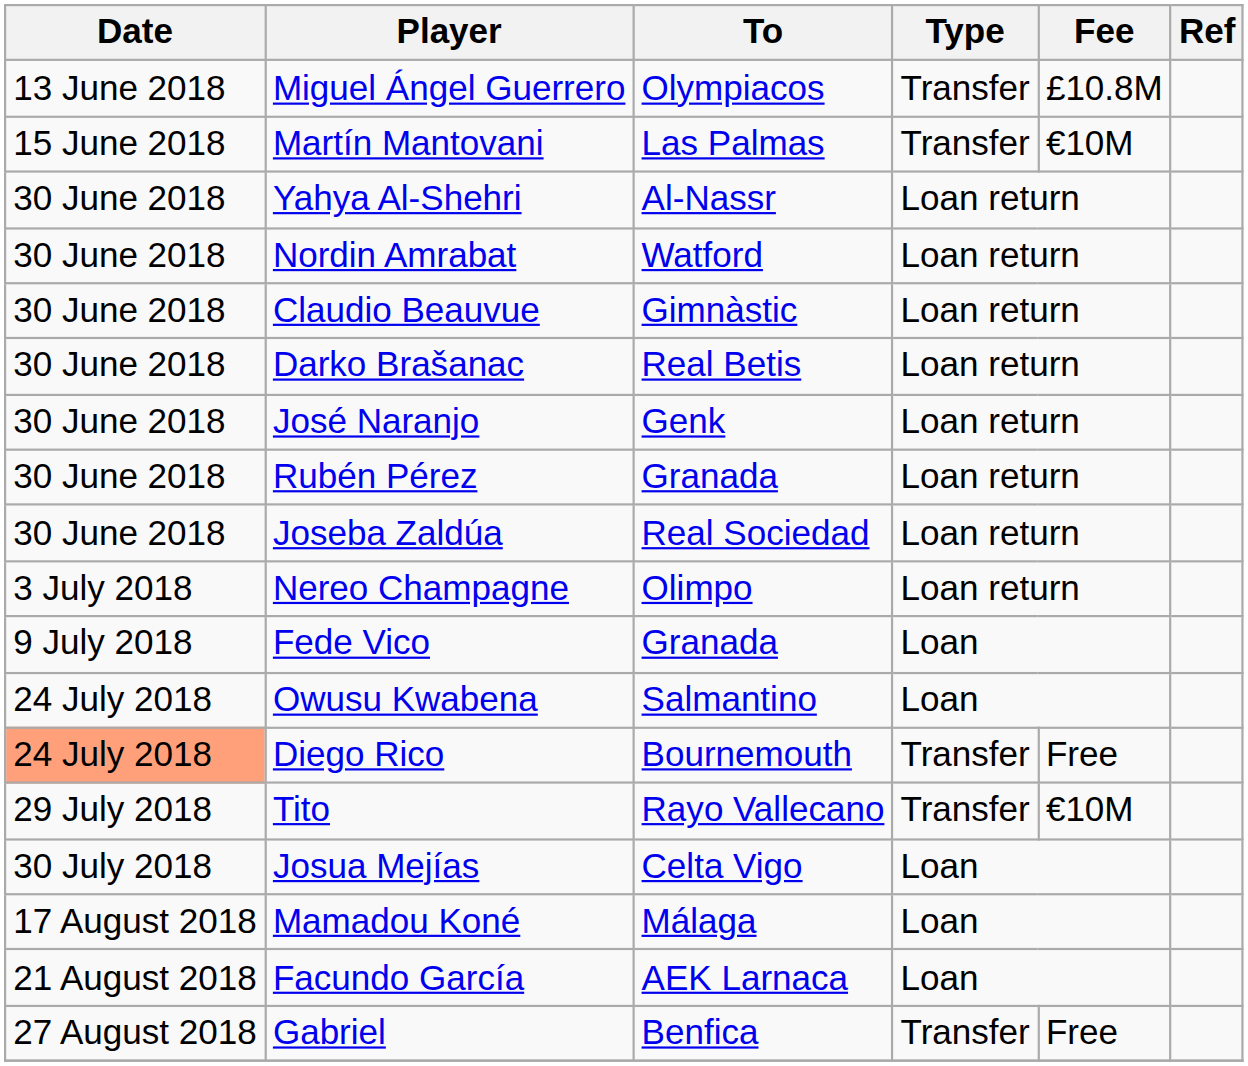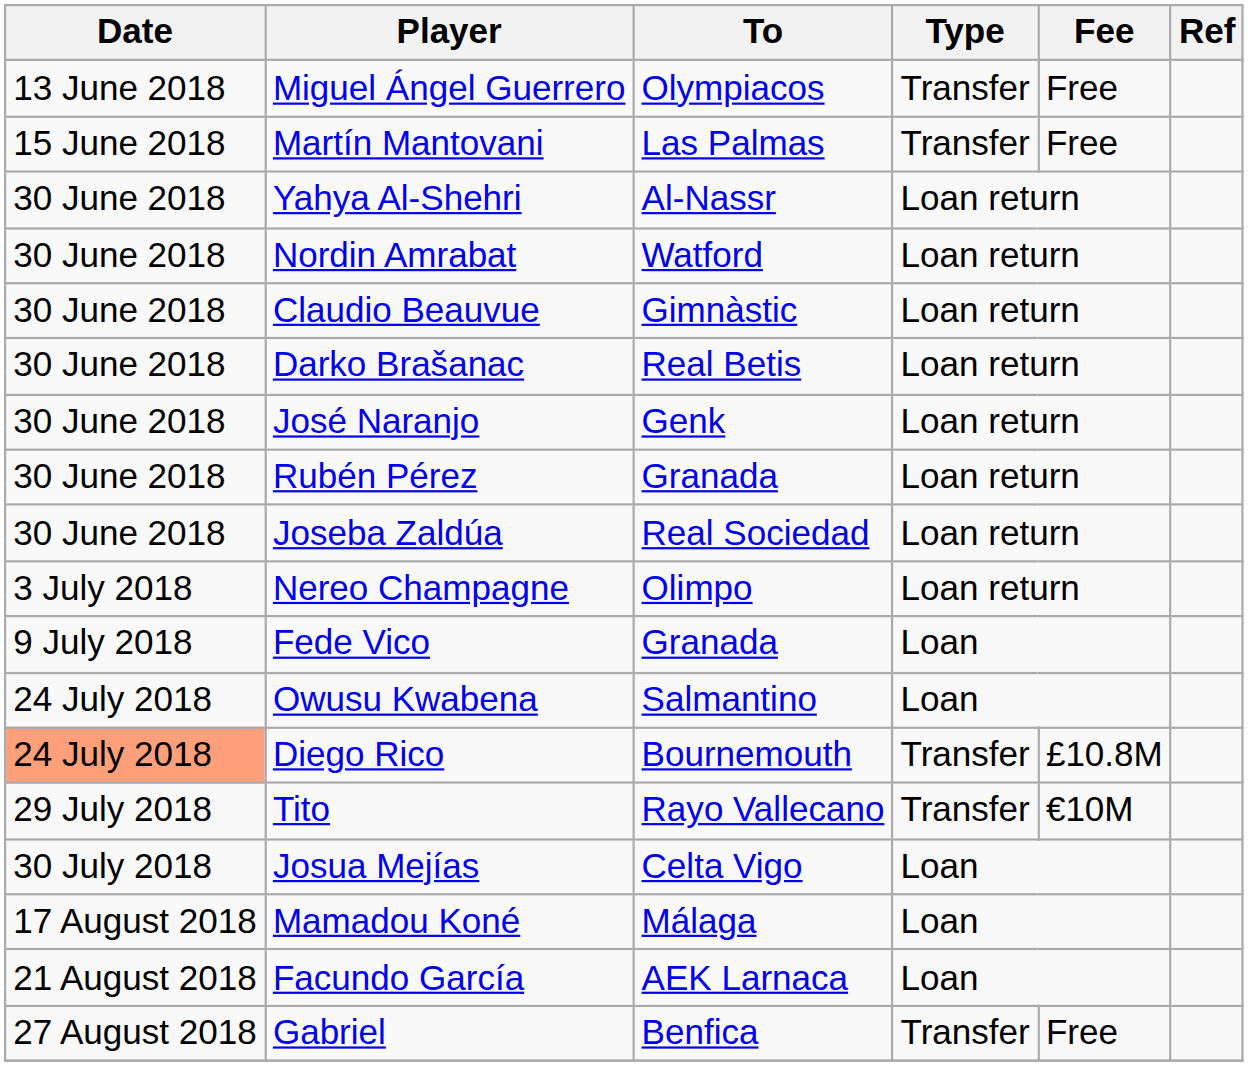(1104, 87) £10.8M -> (1082, 87) Free
(1090, 143) €10M -> (1082, 143) Free
(1082, 754) Free -> (1104, 754) £10.8M
